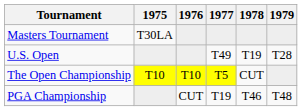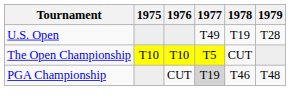- row: (58, 35)
(221, 96) no background -> (210, 75) lightgrey background
